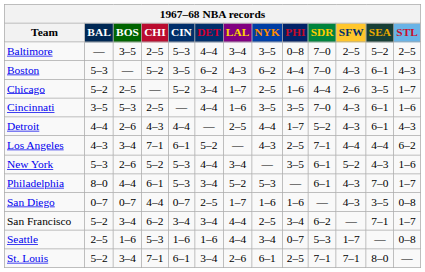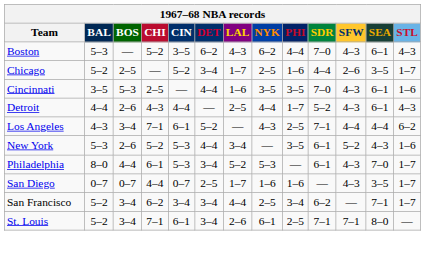- row: (30, 51)
(407, 202) 0–8 -> (407, 183) 1–7
- row: (23, 239)
